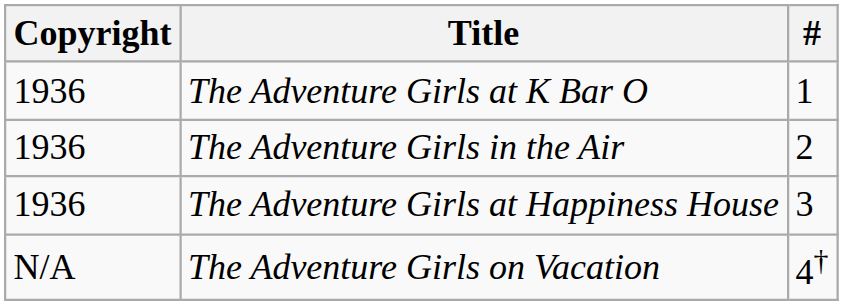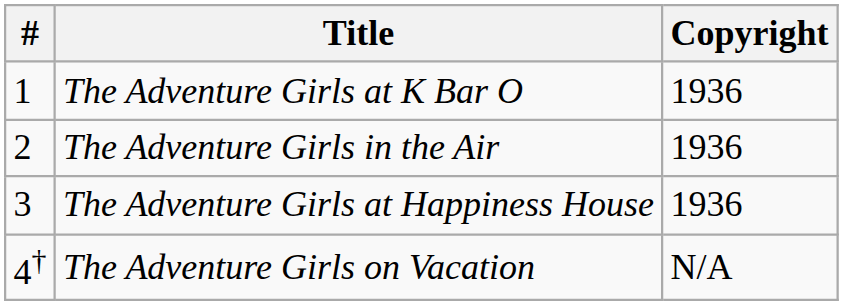columns swapped: (812, 33) <-> (92, 33)
